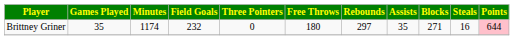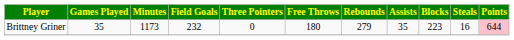(149, 27) 1174 -> (149, 27) 1173
(364, 27) 297 -> (364, 27) 279
(435, 27) 271 -> (435, 27) 223
